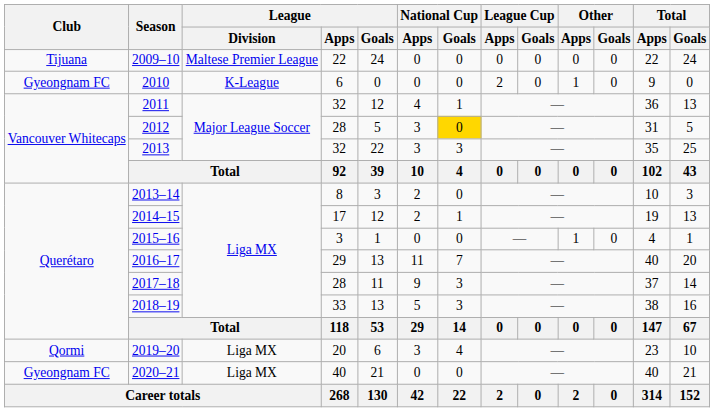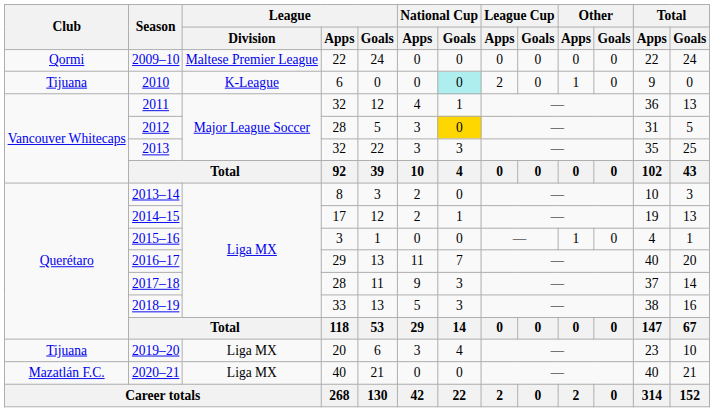(67, 60) Tijuana -> (67, 60) Qormi
(67, 83) Gyeongnam FC -> (67, 83) Tijuana
(459, 83) no background -> (459, 83) paleturquoise background
(67, 350) Qormi -> (67, 350) Tijuana
(67, 373) Gyeongnam FC -> (67, 373) Mazatlán F.C.
